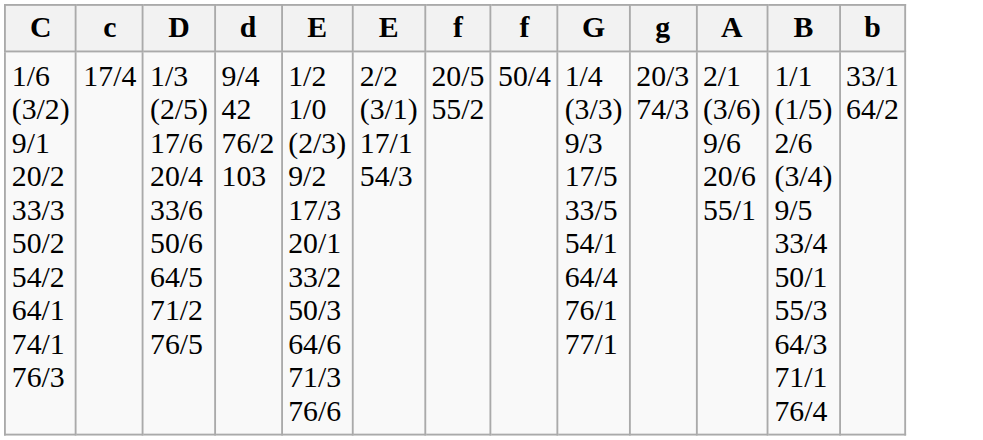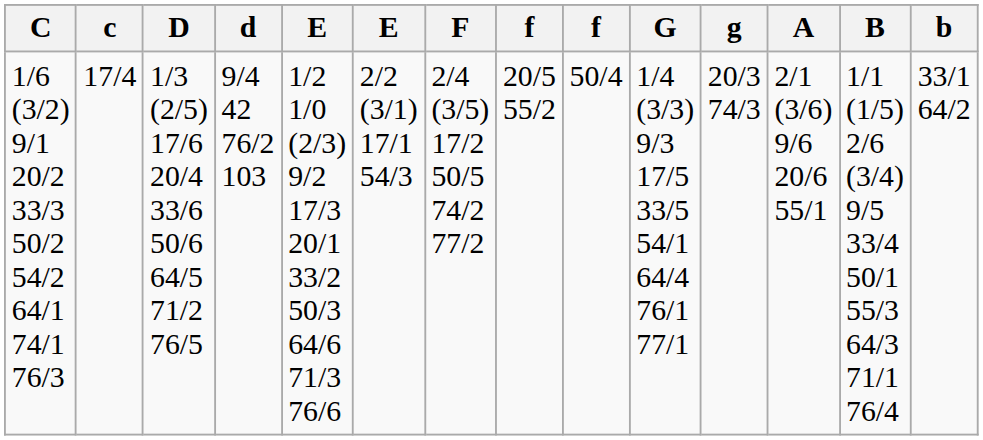+ column: (460, 28)
